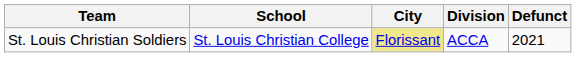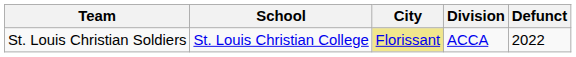(528, 39) 2021 -> (528, 39) 2022
